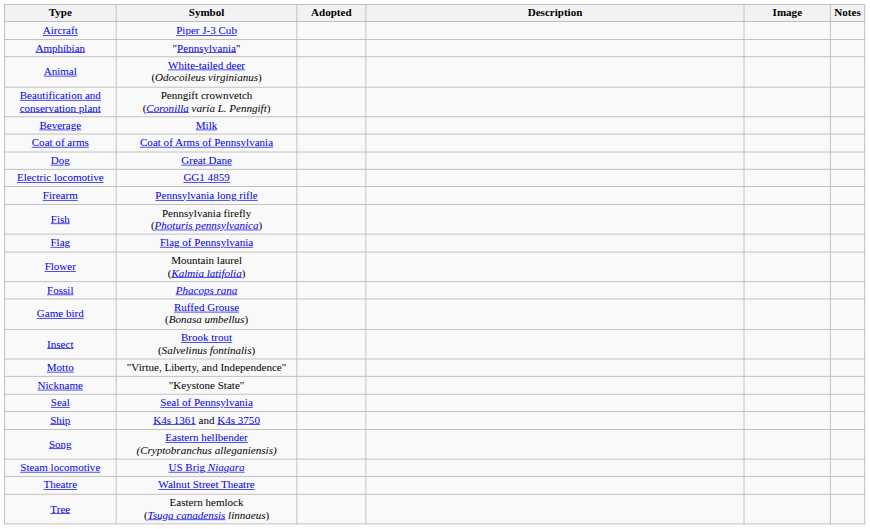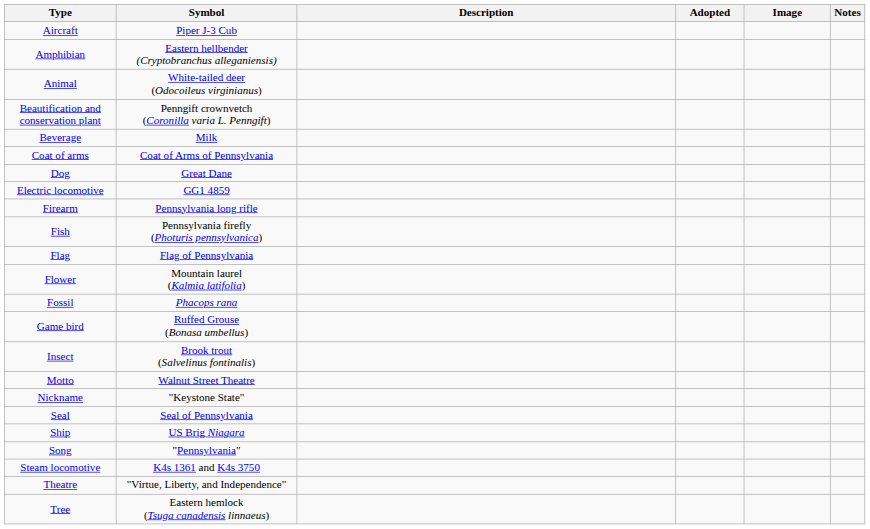columns swapped: (555, 13) <-> (331, 13)
(207, 48) "Pennsylvania" -> (207, 54) Eastern hellbender (Cryptobranchus alleganiensis)
(207, 367) "Virtue, Liberty, and Independence" -> (207, 380) Walnut Street Theatre
(207, 420) K4s 1361 and K4s 3750 -> (207, 432) US Brig Niagara
(207, 444) Eastern hellbender (Cryptobranchus alleganiensis) -> (207, 450) "Pennsylvania"
(207, 467) US Brig Niagara -> (207, 467) K4s 1361 and K4s 3750
(207, 485) Walnut Street Theatre -> (207, 485) "Virtue, Liberty, and Independence"
